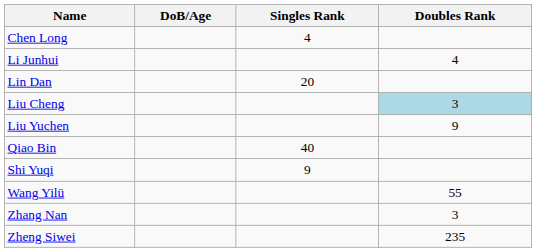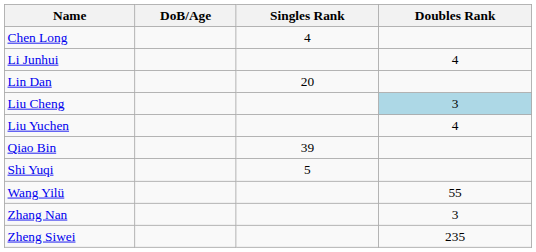(455, 125) 9 -> (455, 125) 4
(307, 148) 40 -> (307, 148) 39
(307, 170) 9 -> (307, 170) 5
